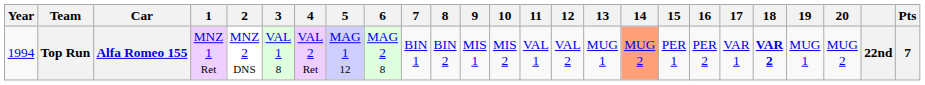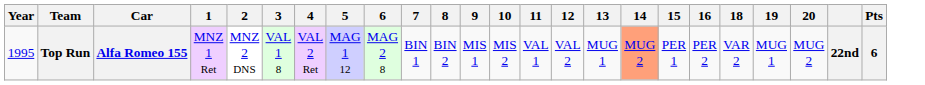- column: (736, 15)
(21, 52) 1994 -> (21, 52) 1995
(769, 52) bold -> (736, 52) normal
(907, 52) 7 -> (874, 52) 6
